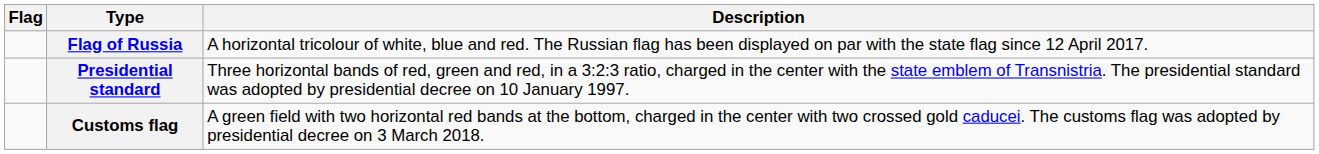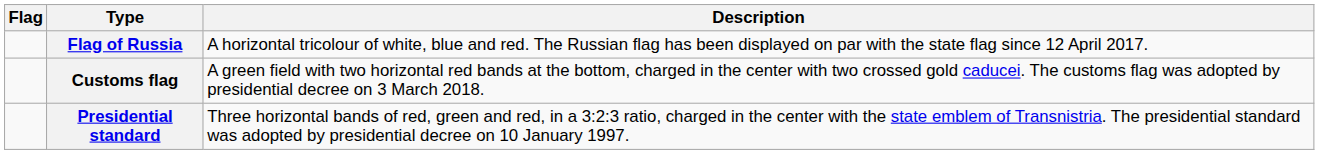rows swapped: (125, 80) <-> (125, 126)
